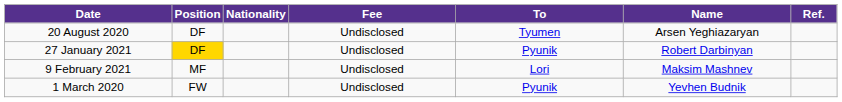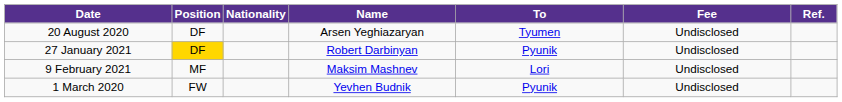columns swapped: (707, 14) <-> (372, 14)
